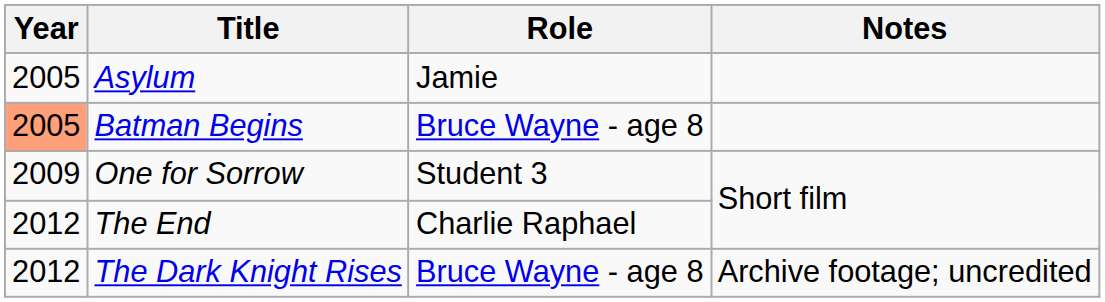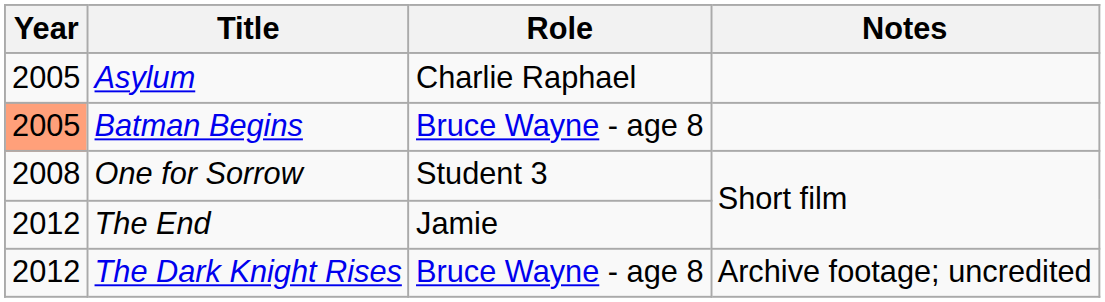(457, 77) Jamie -> (526, 77) Charlie Raphael
(46, 175) 2009 -> (46, 175) 2008
(526, 223) Charlie Raphael -> (457, 223) Jamie
